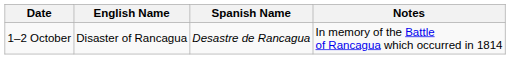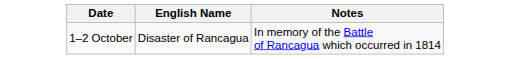- column: (251, 13)
